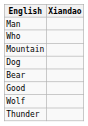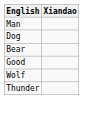- row: (13, 37)
- row: (25, 50)
